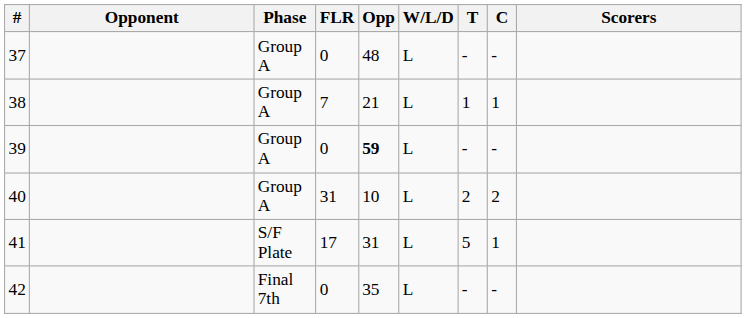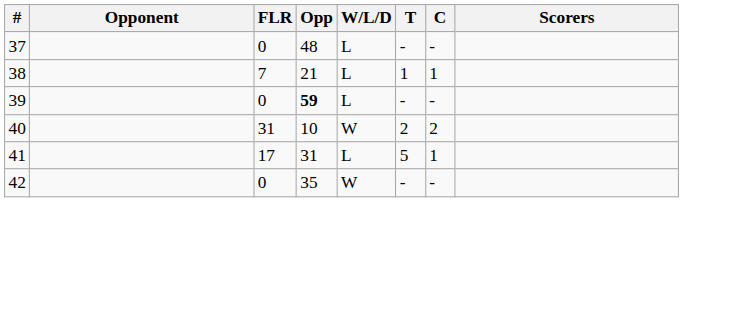- column: (285, 18)
(408, 195) L -> (349, 127) W
(408, 289) L -> (349, 182) W
